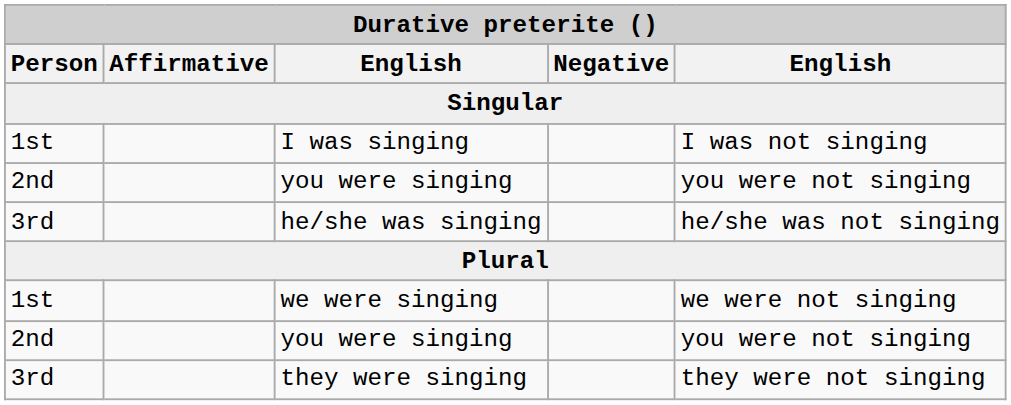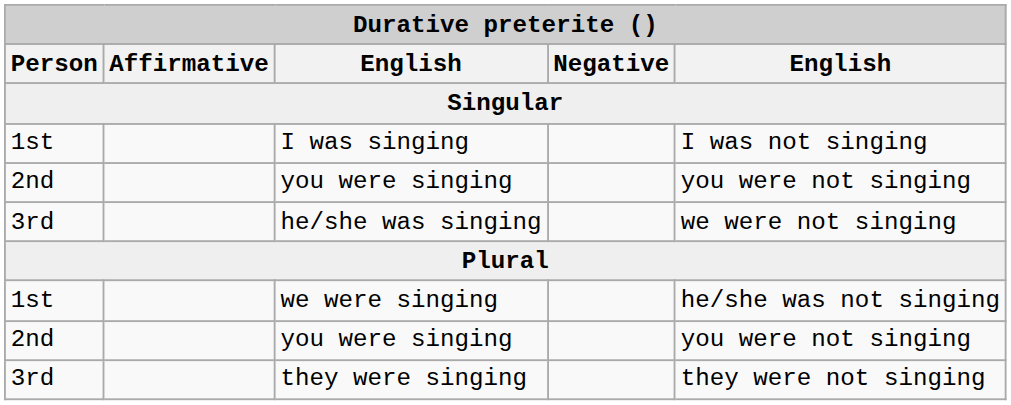(840, 222) he/she was not singing -> (819, 222) we were not singing
(819, 300) we were not singing -> (840, 300) he/she was not singing
